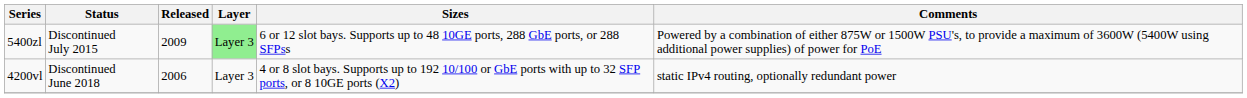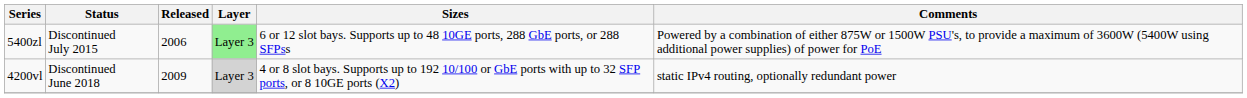(174, 41) 2009 -> (174, 41) 2006
(174, 75) 2006 -> (174, 75) 2009
(234, 75) no background -> (234, 75) lightgrey background
